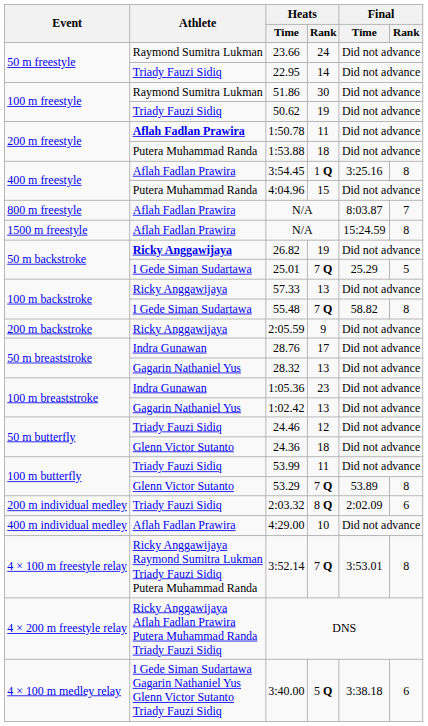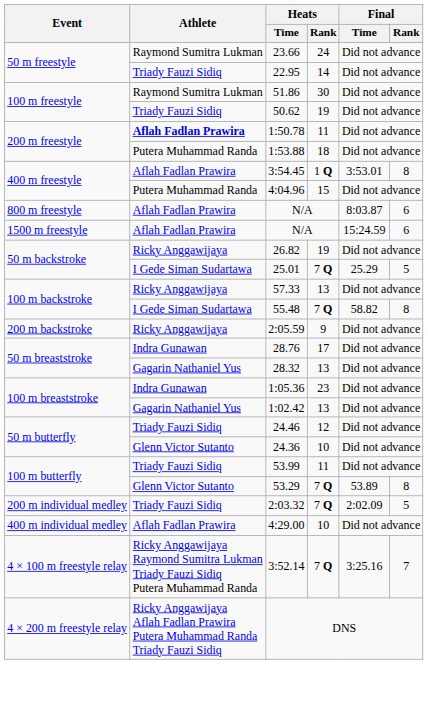(364, 171) 3:25.16 -> (364, 171) 3:53.01
(406, 210) 7 -> (406, 210) 6
(406, 230) 8 -> (406, 230) 6
(182, 250) bold -> (180, 250) normal
(323, 447) 18 -> (323, 447) 10
(323, 506) 8 Q -> (323, 506) 7 Q
(406, 506) 6 -> (406, 506) 5
(364, 567) 3:53.01 -> (364, 567) 3:25.16
(406, 567) 8 -> (406, 567) 7
- row: (64, 691)
